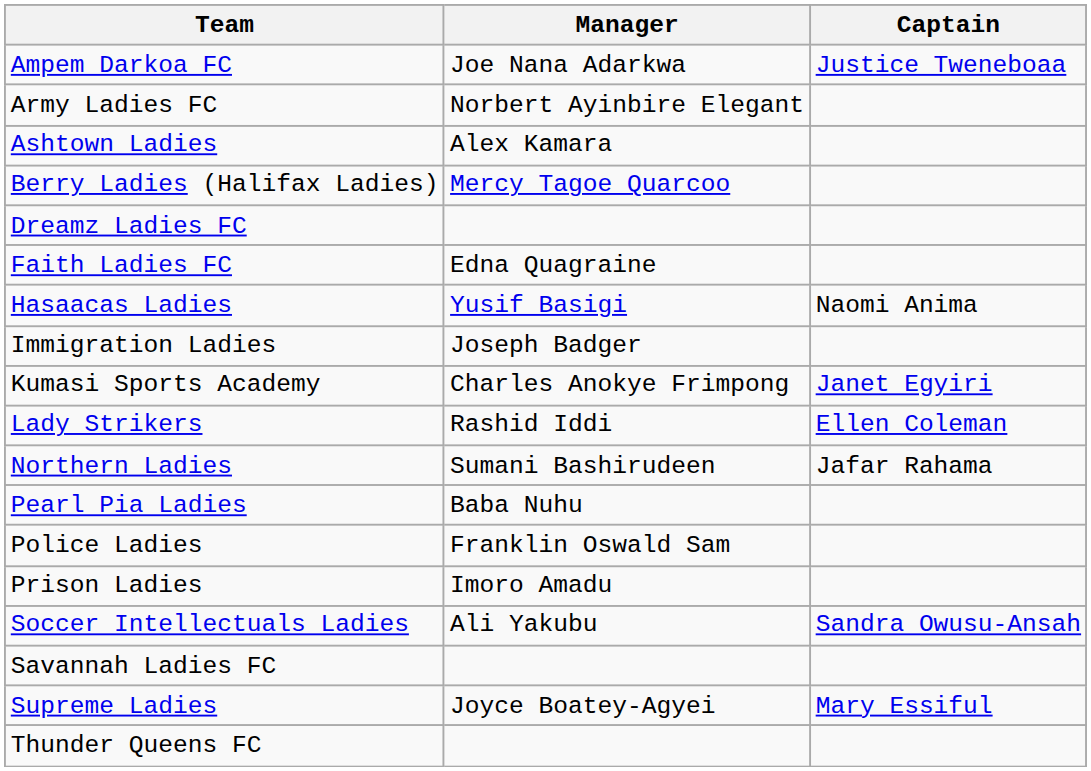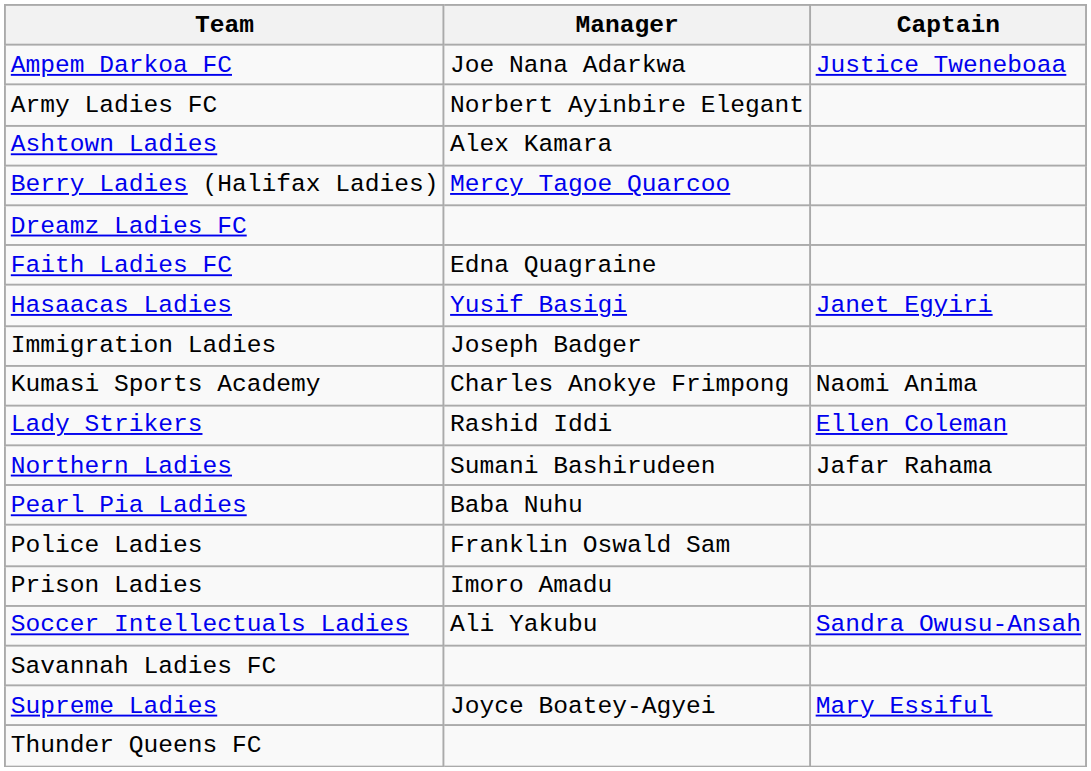(897, 305) Naomi Anima -> (904, 305) Janet Egyiri
(904, 385) Janet Egyiri -> (897, 385) Naomi Anima
